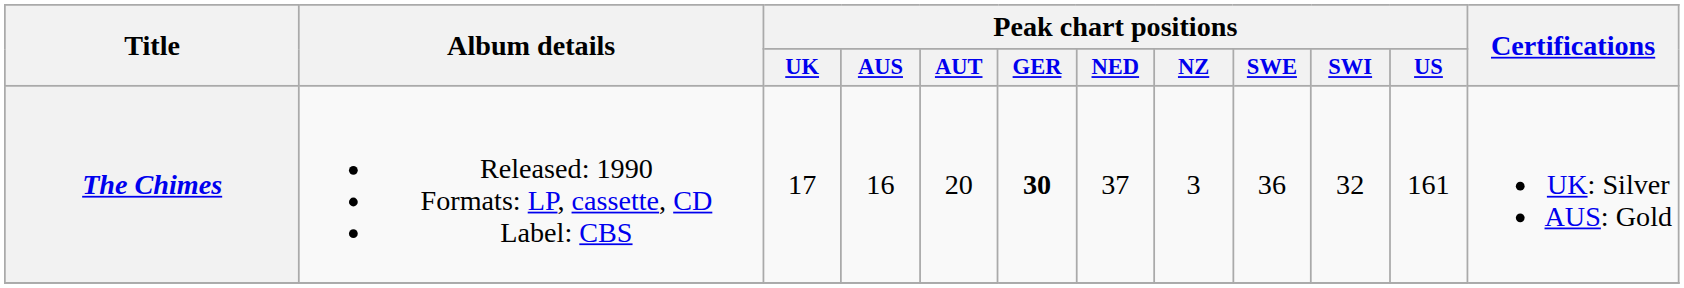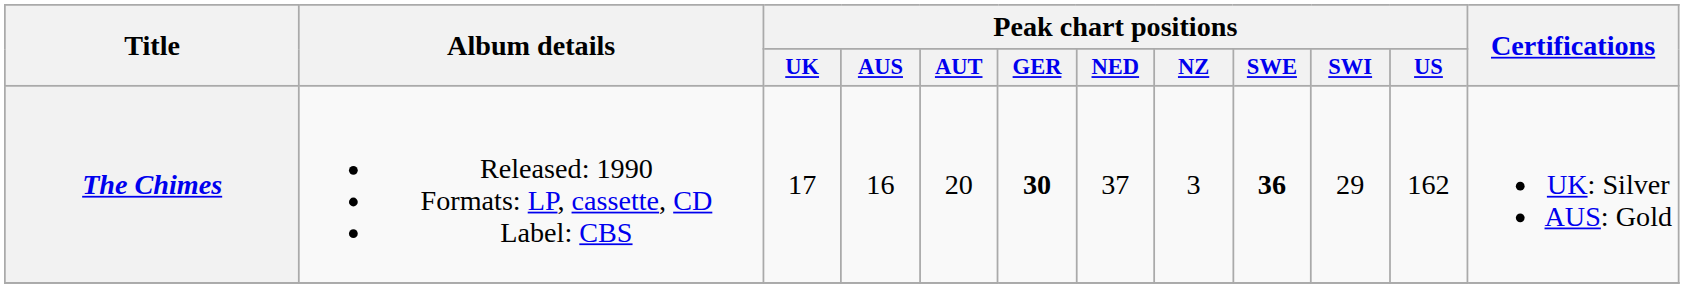(1272, 184) normal -> (1272, 184) bold
(1350, 184) 32 -> (1350, 184) 29
(1428, 184) 161 -> (1428, 184) 162
